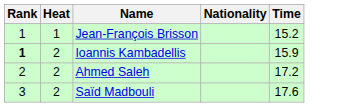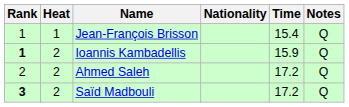+ column: (324, 14)
(287, 33) 15.2 -> (287, 33) 15.4
(22, 92) normal -> (22, 92) bold
(287, 92) 17.6 -> (287, 92) 17.2
